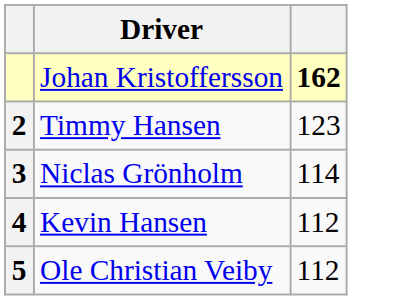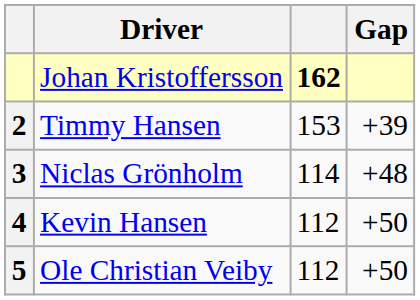+ column: (381, 28)
(319, 125) 123 -> (319, 125) 153
